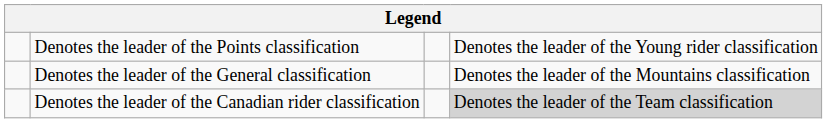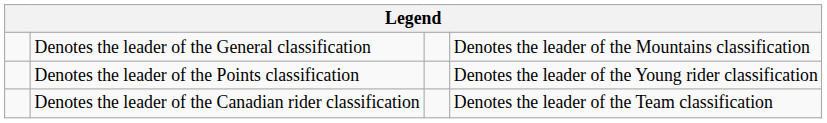rows swapped: (203, 74) <-> (197, 46)
(613, 103) lightgrey background -> (613, 103) no background
